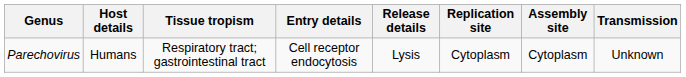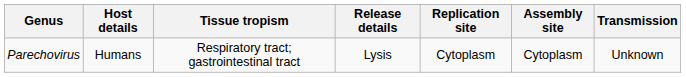- column: (324, 21)
